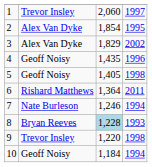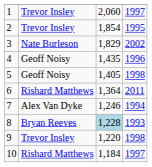(52, 28) Alex Van Dyke -> (48, 28) Trevor Insley
(52, 43) Alex Van Dyke -> (50, 43) Nate Burleson
(50, 106) Nate Burleson -> (52, 106) Alex Van Dyke
(46, 153) Geoff Noisy -> (57, 153) Rishard Matthews
(135, 153) 1994 -> (135, 153) 1997
